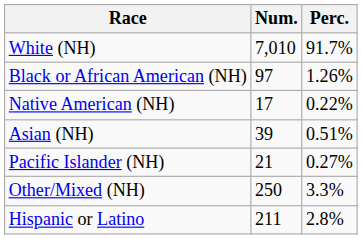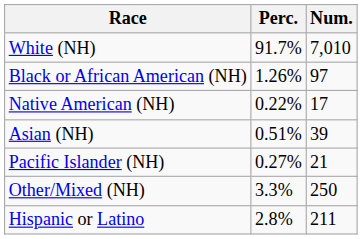columns swapped: (276, 18) <-> (329, 18)
